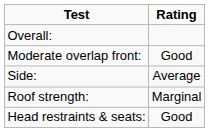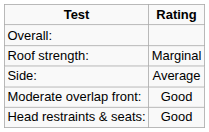rows swapped: (74, 55) <-> (48, 96)
